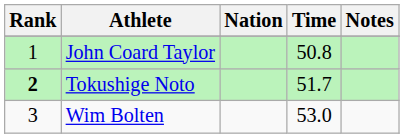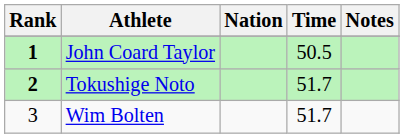(33, 52) normal -> (33, 52) bold
(314, 52) 50.8 -> (314, 52) 50.5
(314, 116) 53.0 -> (314, 116) 51.7
